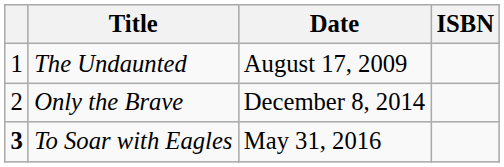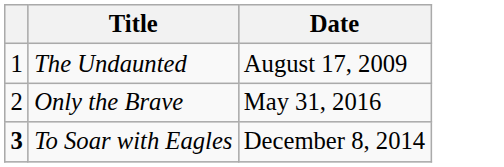- column: (465, 24)
(334, 102) December 8, 2014 -> (313, 102) May 31, 2016
(313, 141) May 31, 2016 -> (334, 141) December 8, 2014
